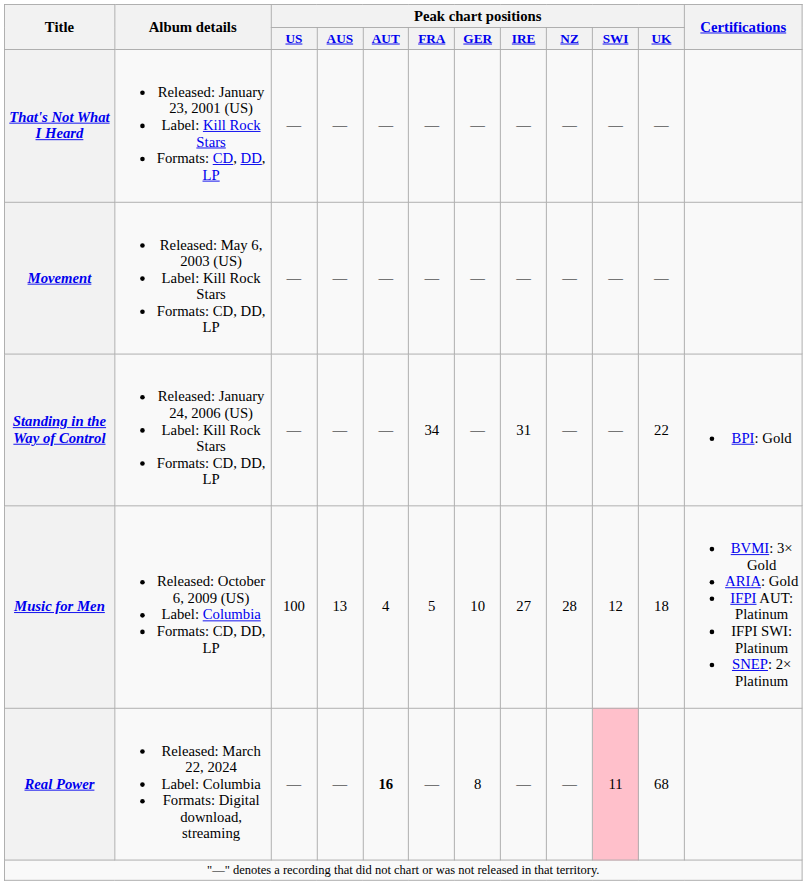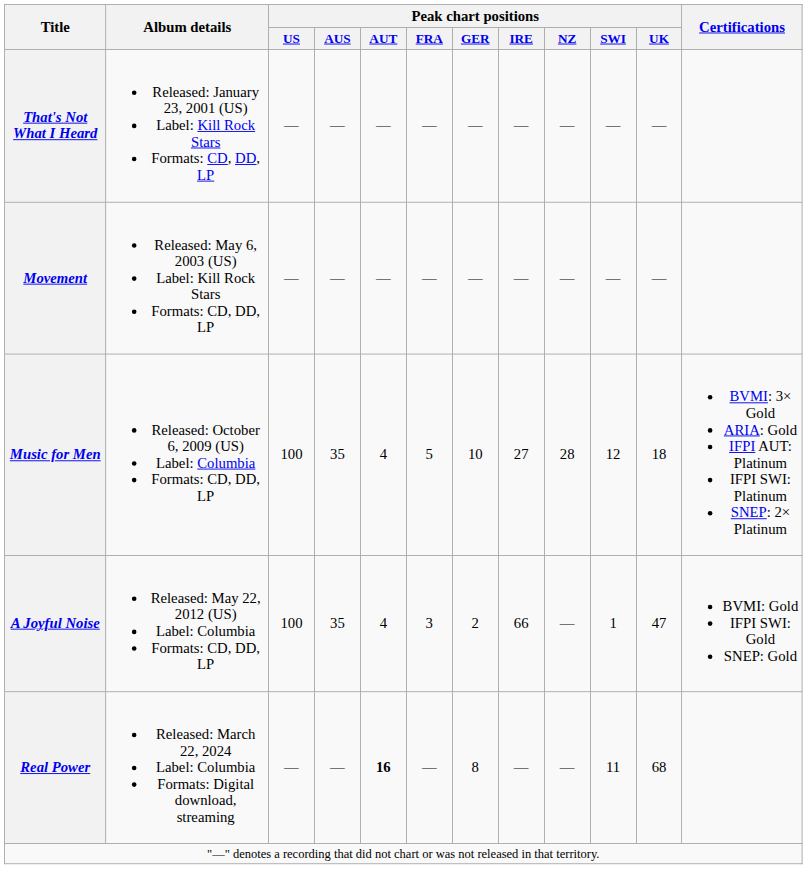- row: (59, 430)
(340, 607) 13 -> (337, 454) 35
+ row: (55, 623)
(616, 784) pink background -> (613, 767) no background
